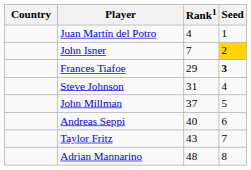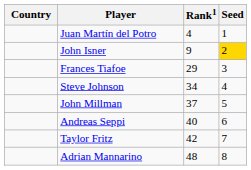(189, 51) 7 -> (189, 51) 9
(224, 68) bold -> (224, 68) normal
(192, 86) 31 -> (192, 86) 34
(192, 138) 43 -> (192, 138) 42
